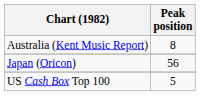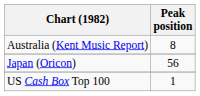(173, 81) 5 -> (173, 81) 1
